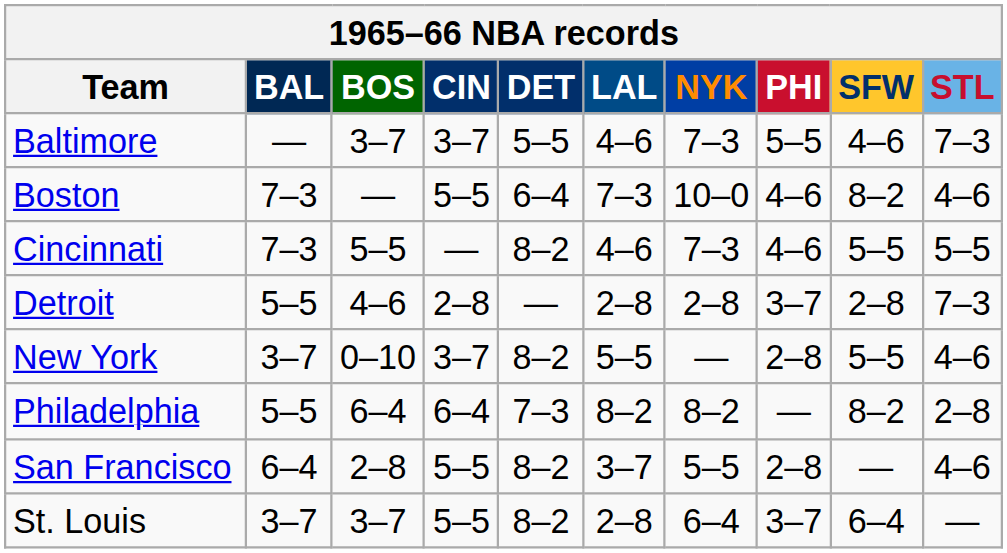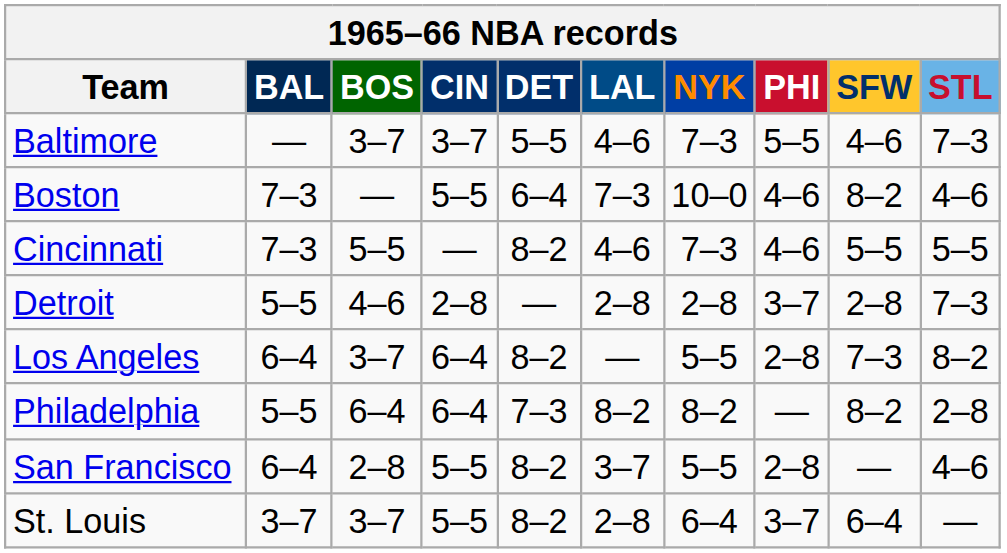+ row: (106, 357)
- row: (85, 357)
